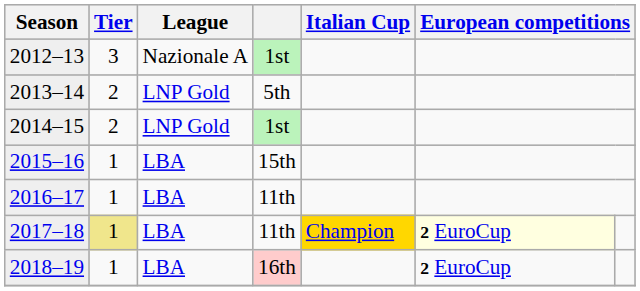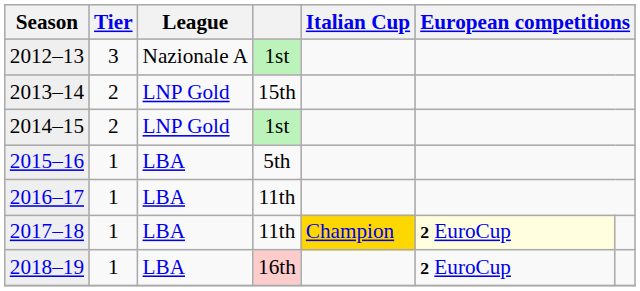(277, 91) 5th -> (277, 91) 15th
(277, 161) 15th -> (277, 161) 5th
(113, 231) khaki background -> (113, 231) no background
